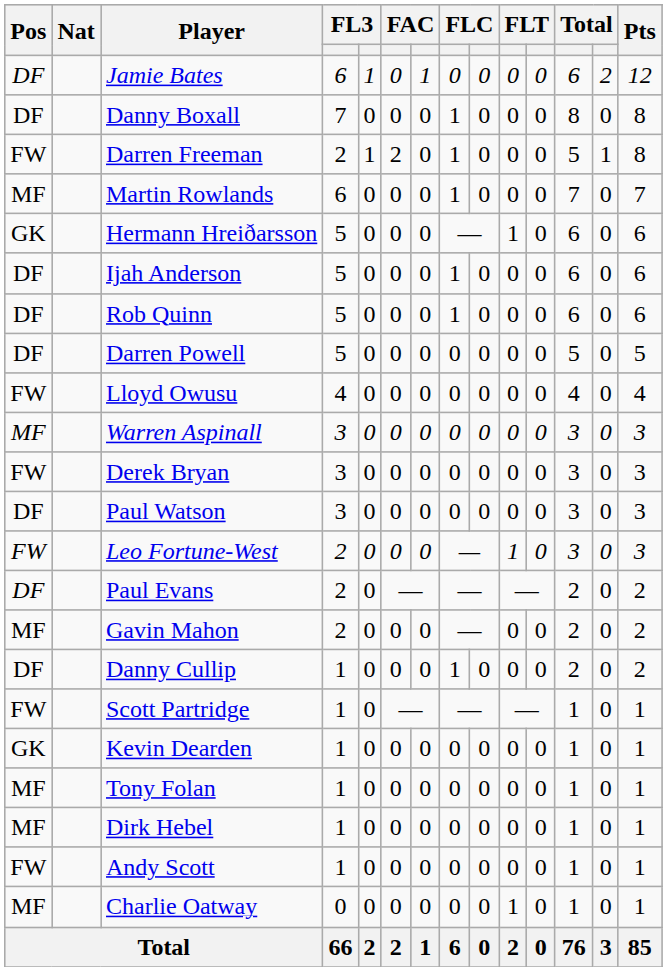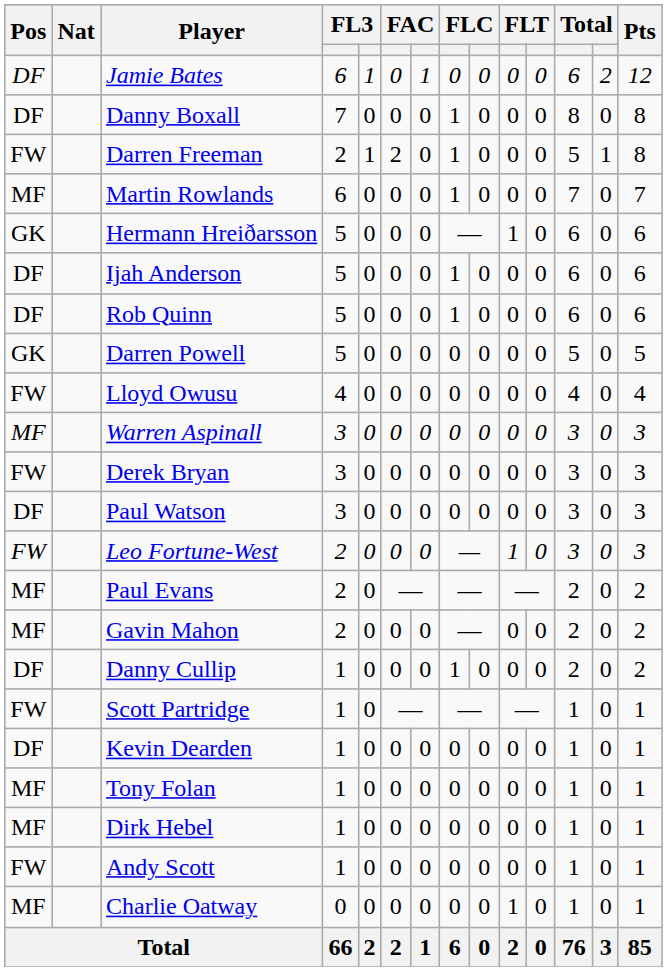(28, 352) DF -> (28, 352) GK
(28, 590) DF -> (28, 590) MF
(28, 748) GK -> (28, 748) DF
